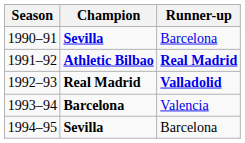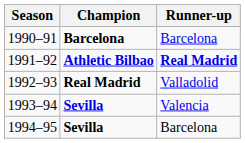(83, 37) Sevilla -> (94, 37) Barcelona
(191, 82) bold -> (189, 82) normal
(94, 104) Barcelona -> (83, 104) Sevilla
